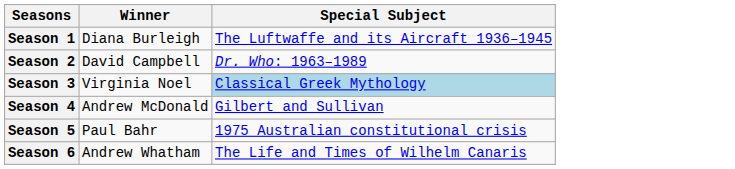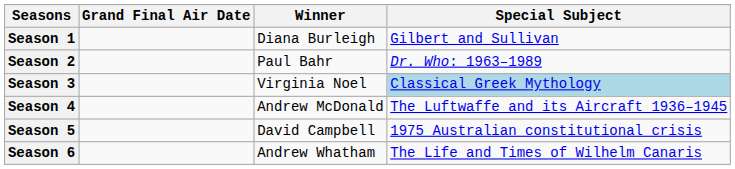+ column: (166, 16)
(384, 39) The Luftwaffe and its Aircraft 1936–1945 -> (475, 39) Gilbert and Sullivan
(141, 62) David Campbell -> (295, 62) Paul Bahr
(299, 108) Gilbert and Sullivan -> (559, 108) The Luftwaffe and its Aircraft 1936–1945
(120, 130) Paul Bahr -> (316, 130) David Campbell
